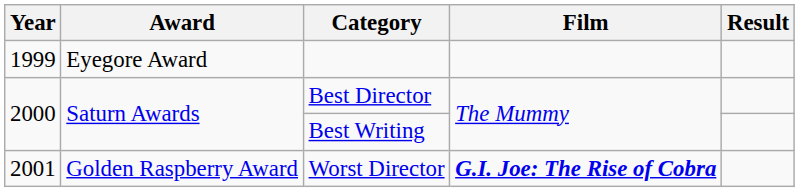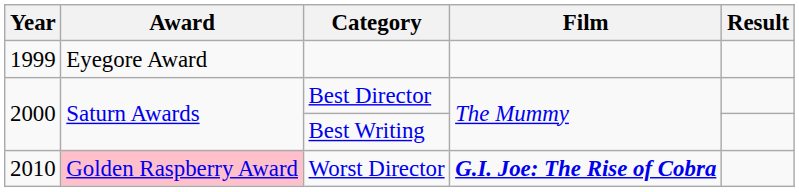(33, 167) 2001 -> (33, 167) 2010
(182, 167) no background -> (182, 167) pink background
